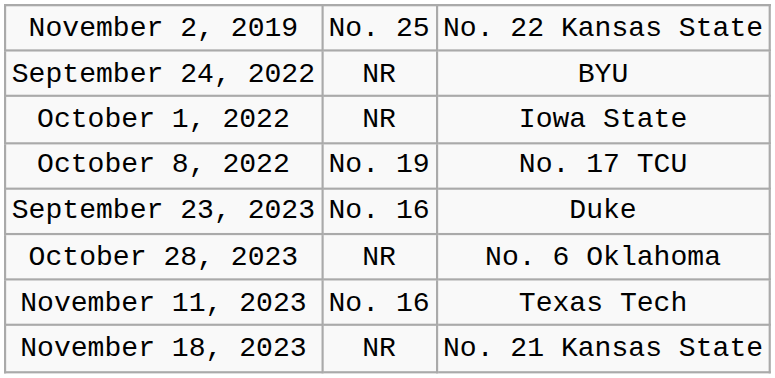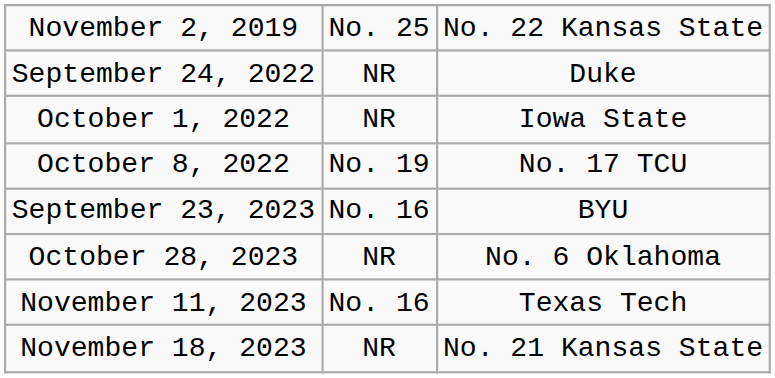(603, 74) BYU -> (603, 74) Duke
(603, 211) Duke -> (603, 211) BYU
